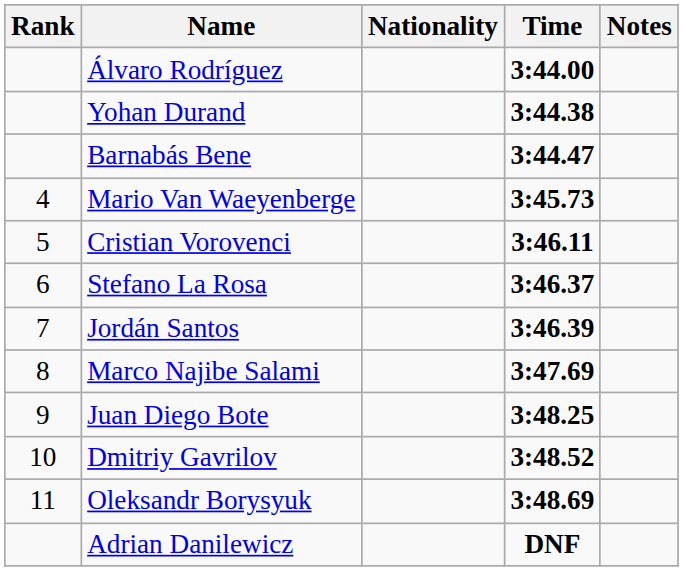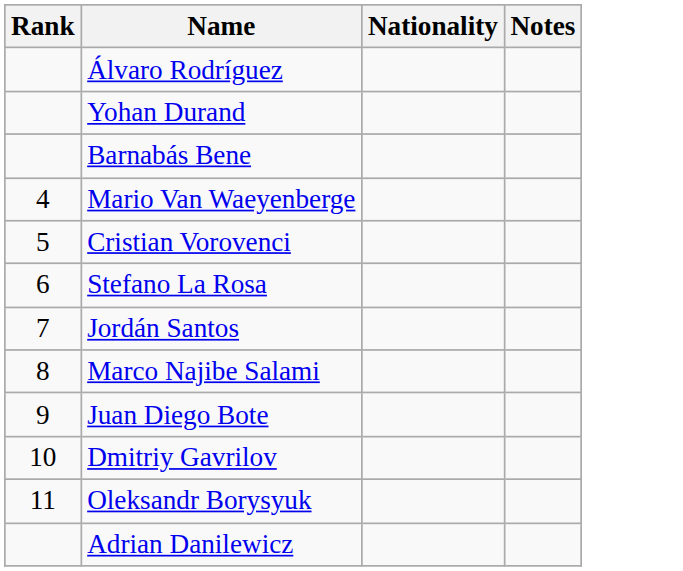- column: (552, 26)
